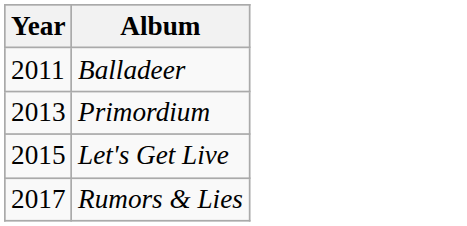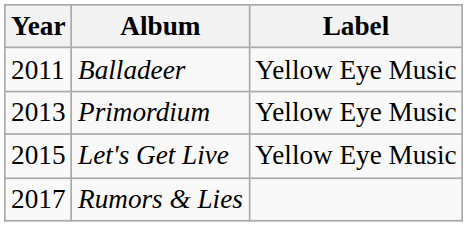+ column: (356, 26)
